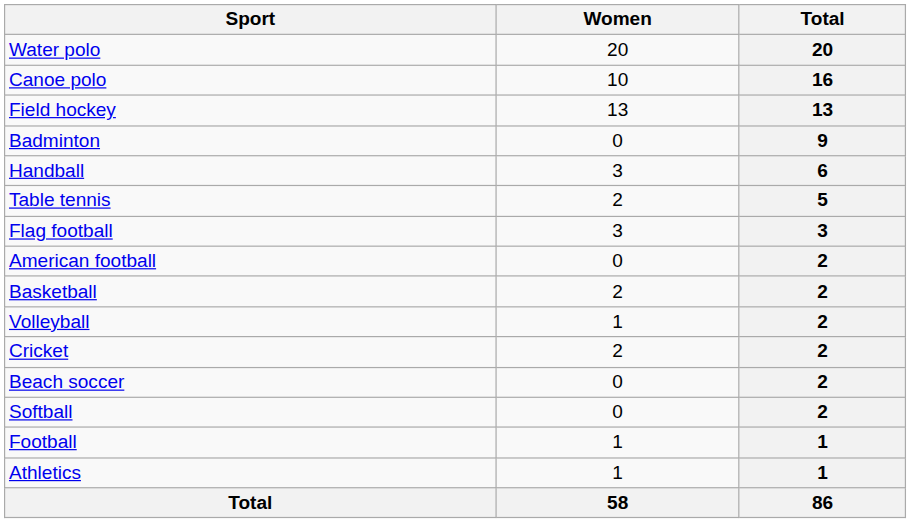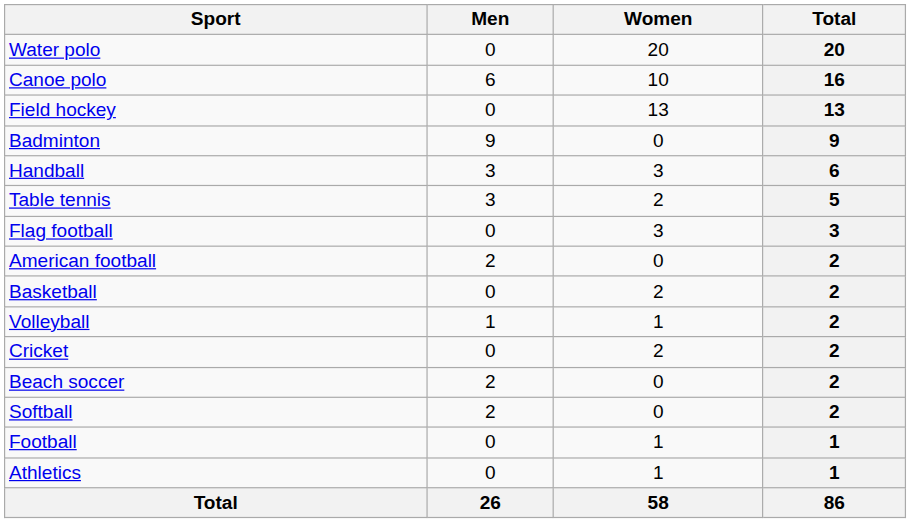+ column: (490, 19)
